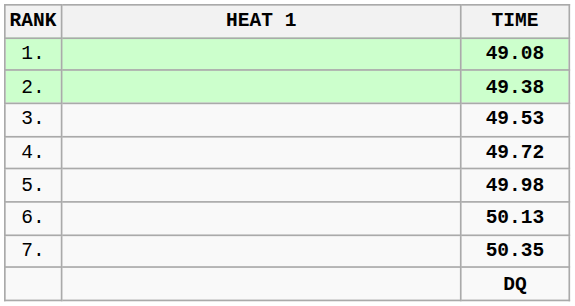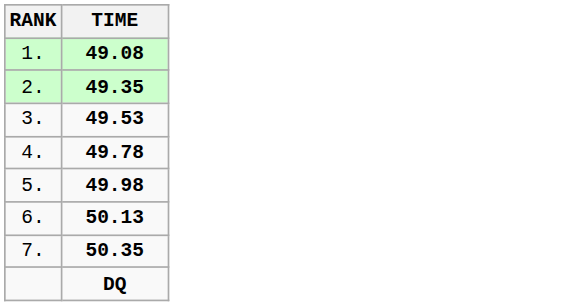- column: (261, 21)
(515, 87) 49.38 -> (115, 87) 49.35
(515, 152) 49.72 -> (115, 152) 49.78
